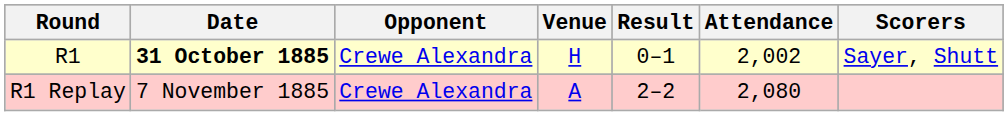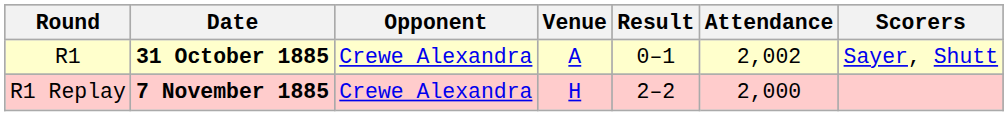(575, 57) H -> (575, 57) A
(233, 92) normal -> (233, 92) bold
(575, 92) A -> (575, 92) H
(769, 92) 2,080 -> (769, 92) 2,000
